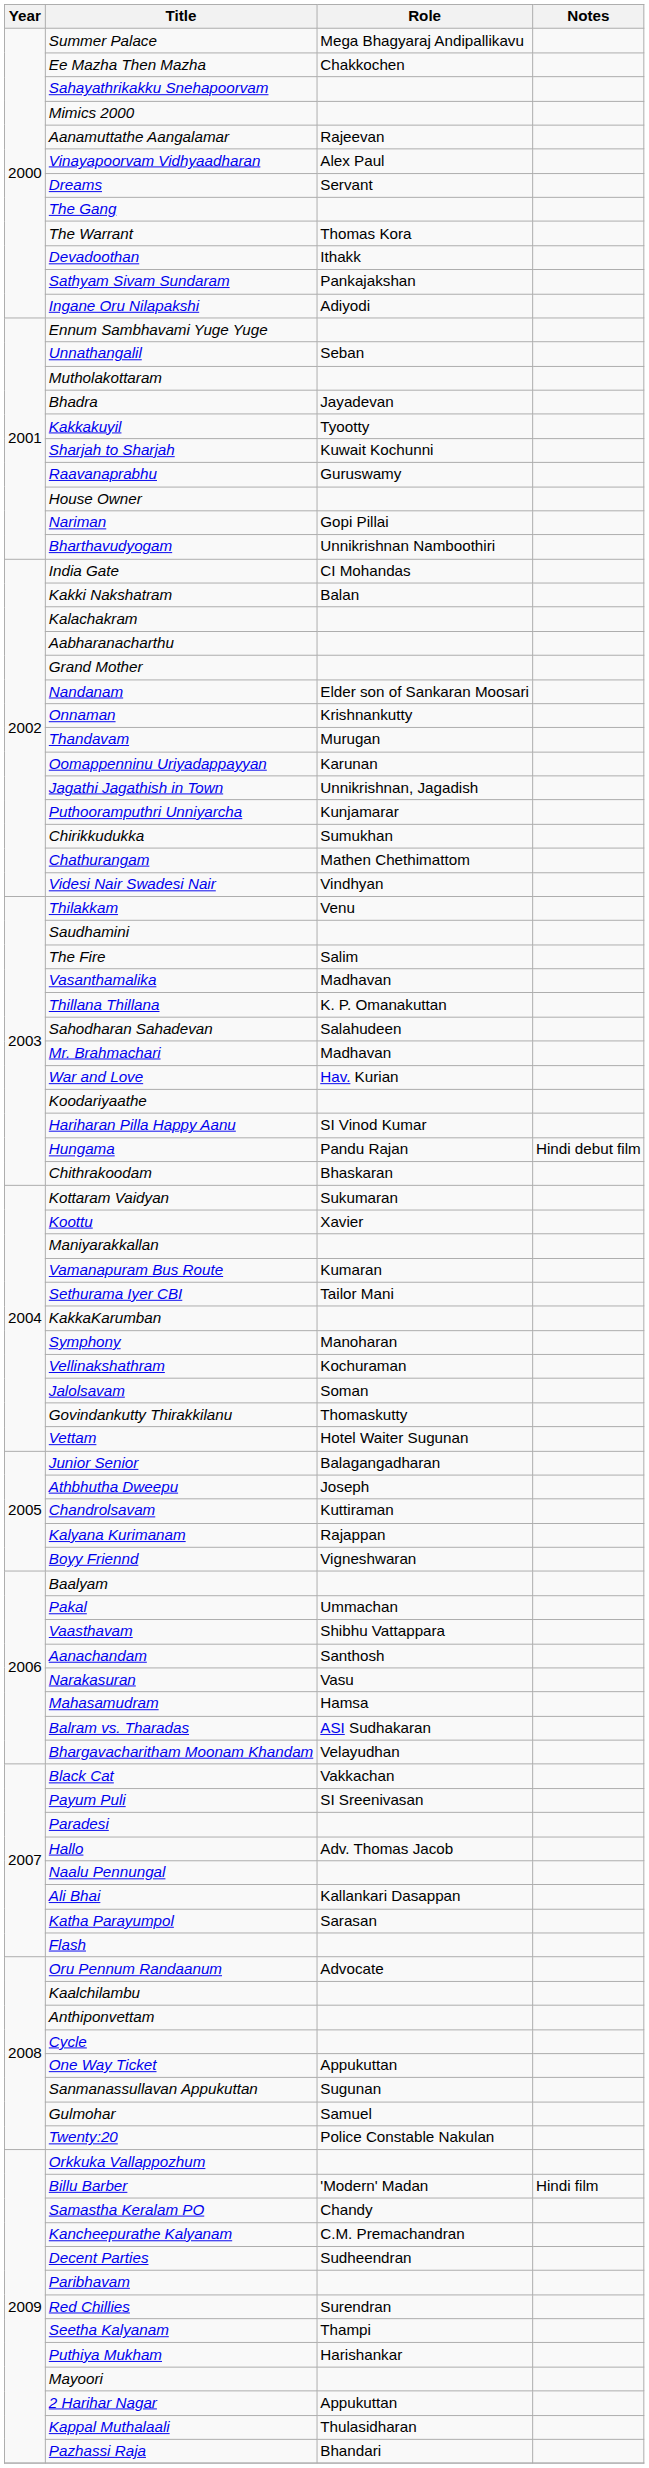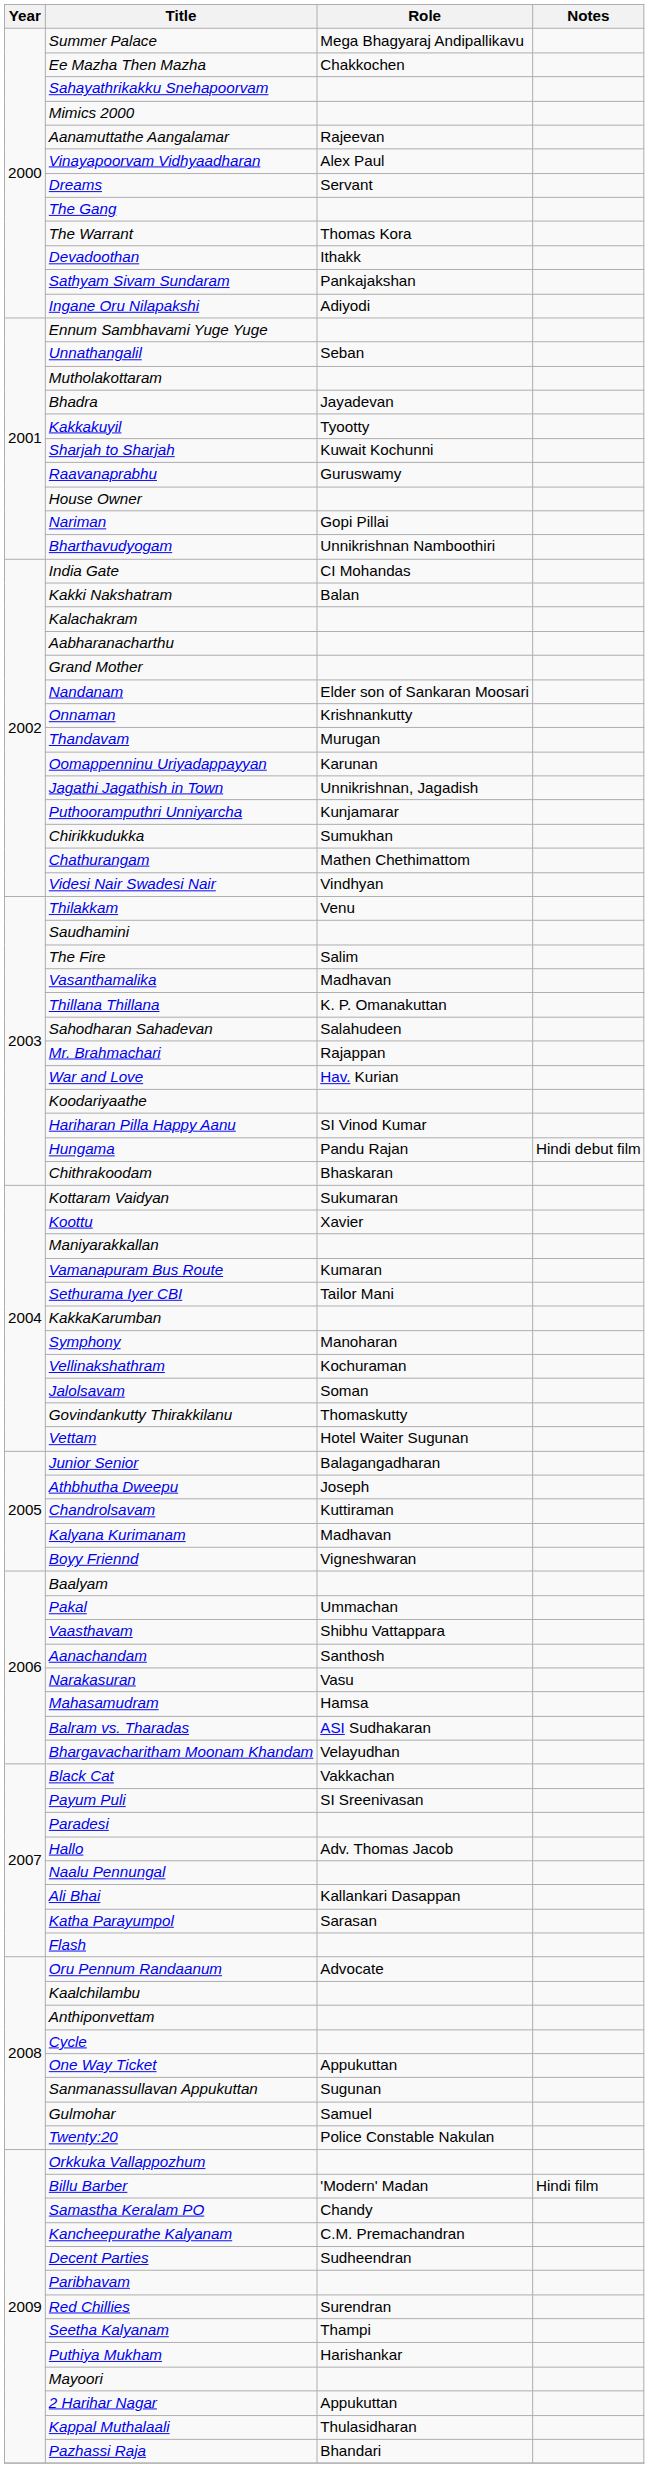(356, 1053) Madhavan -> (353, 1053) Rajappan
(353, 1535) Rajappan -> (356, 1535) Madhavan
